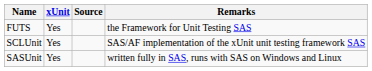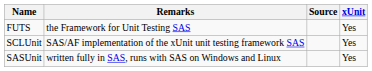columns swapped: (58, 12) <-> (236, 12)
